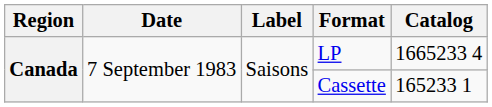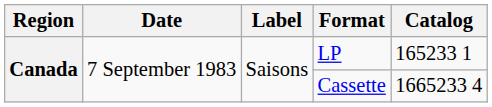(439, 53) 1665233 4 -> (434, 53) 165233 1
(434, 85) 165233 1 -> (439, 85) 1665233 4
